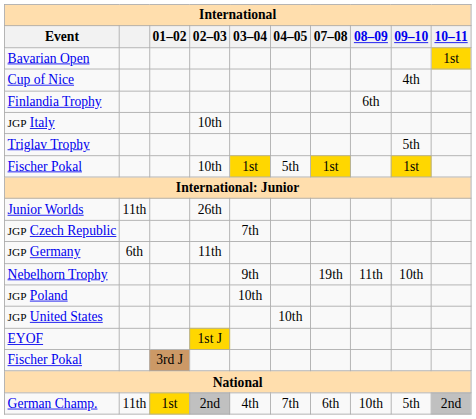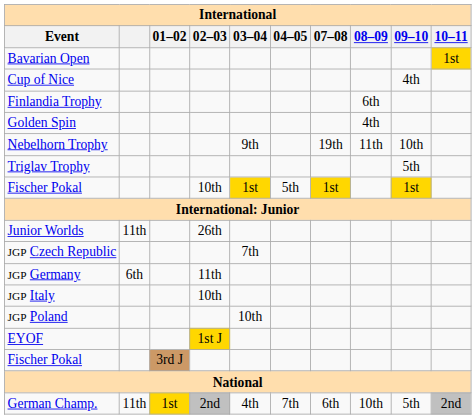+ row: (42, 123)
rows swapped: (58, 274) <-> (31, 123)
- row: (55, 317)
